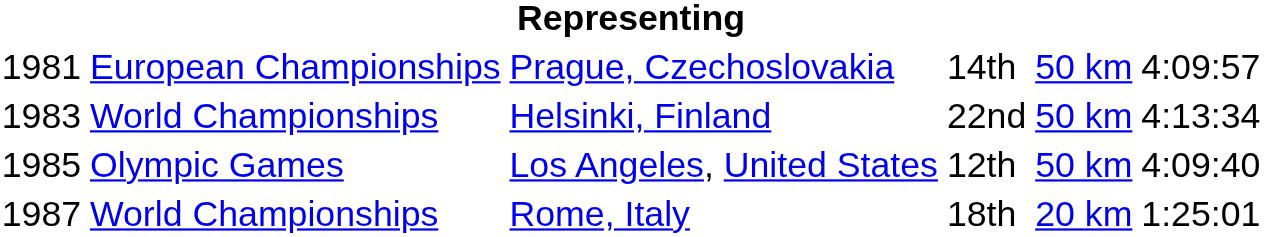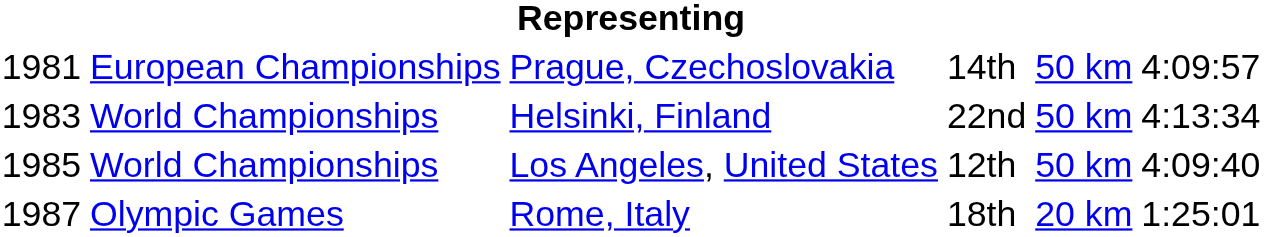(217, 165) Olympic Games -> (264, 165) World Championships
(264, 214) World Championships -> (217, 214) Olympic Games
